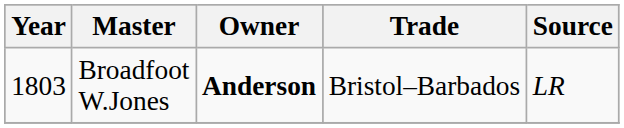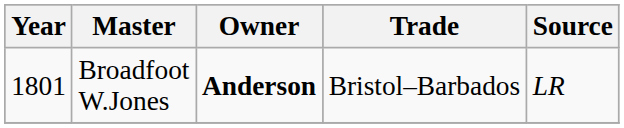(39, 84) 1803 -> (39, 84) 1801
